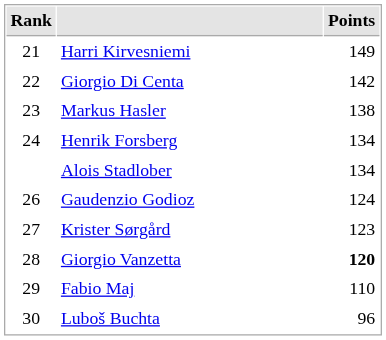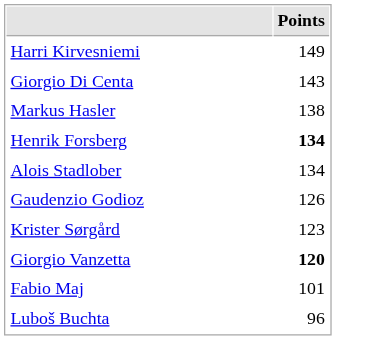- column: (31, 20)
(362, 81) 142 -> (311, 81) 143
(362, 140) normal -> (311, 140) bold
(362, 199) 124 -> (311, 199) 126
(362, 288) 110 -> (311, 288) 101
